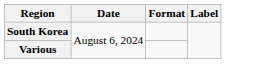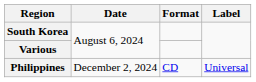+ row: (38, 67)
